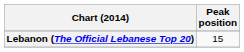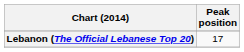(218, 39) 15 -> (218, 39) 17
